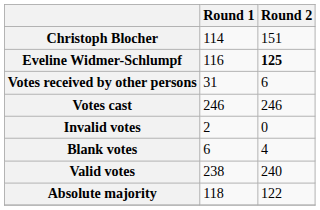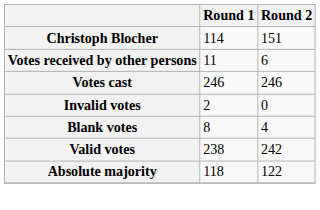- row: (102, 60)
(210, 82) 31 -> (210, 60) 11
(207, 149) 6 -> (207, 127) 8
(272, 171) 240 -> (272, 149) 242
